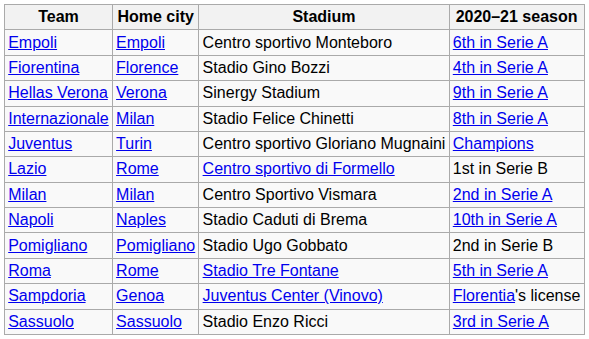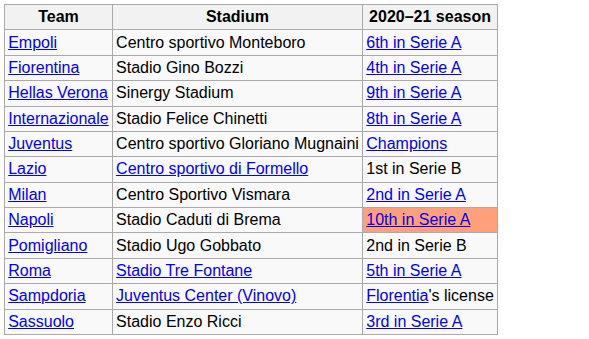- column: (156, 17)
(505, 220) no background -> (418, 220) lightsalmon background
